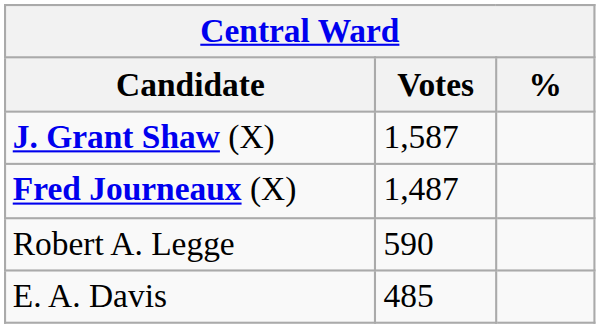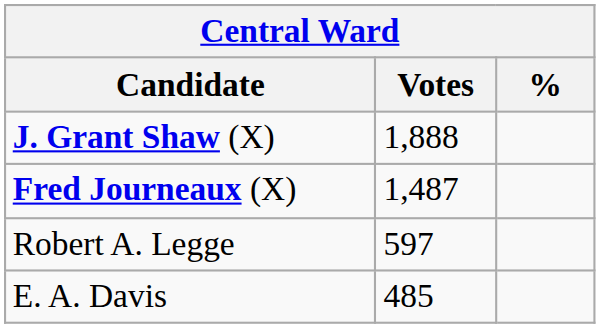(421, 137) 1,587 -> (421, 137) 1,888
(409, 243) 590 -> (409, 243) 597
